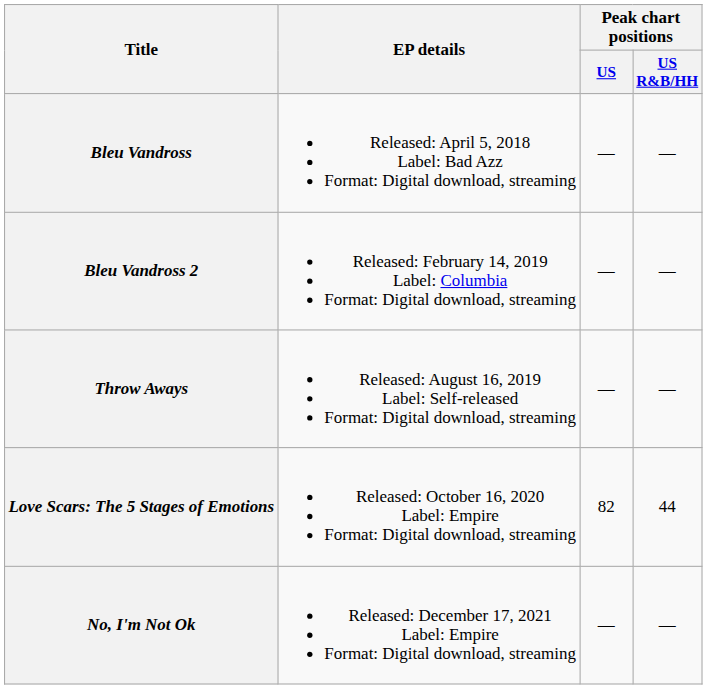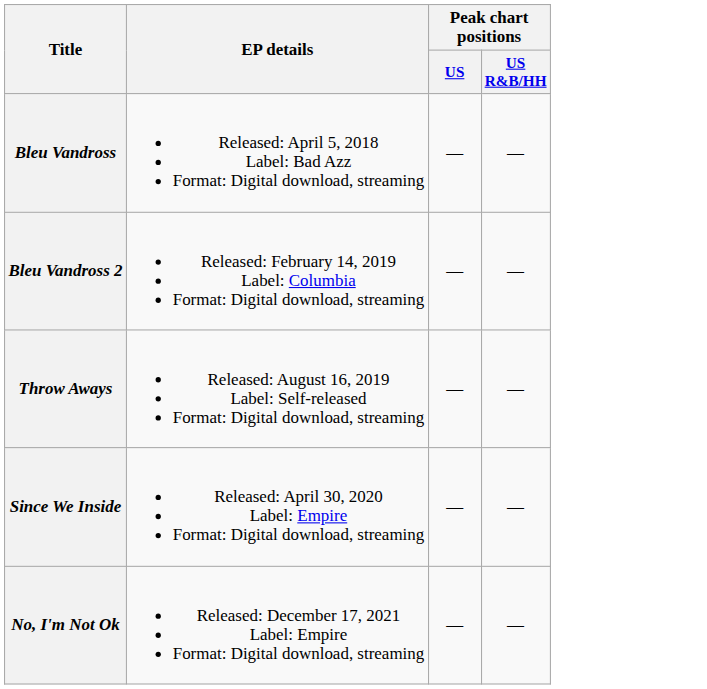+ row: (65, 506)
- row: (141, 506)
